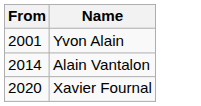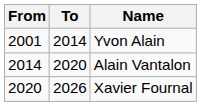+ column: (70, 16)
